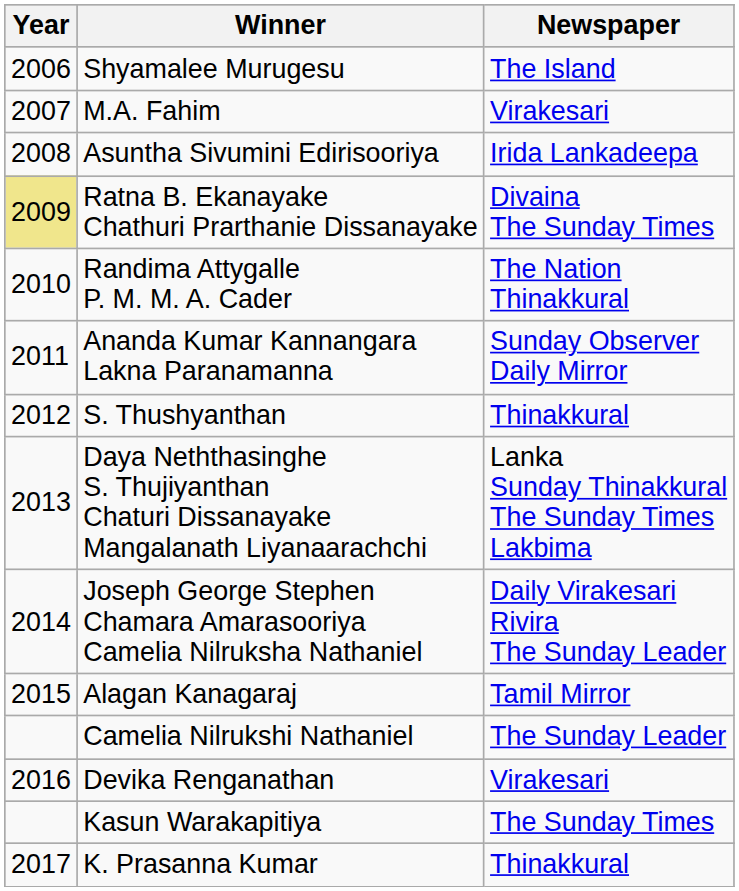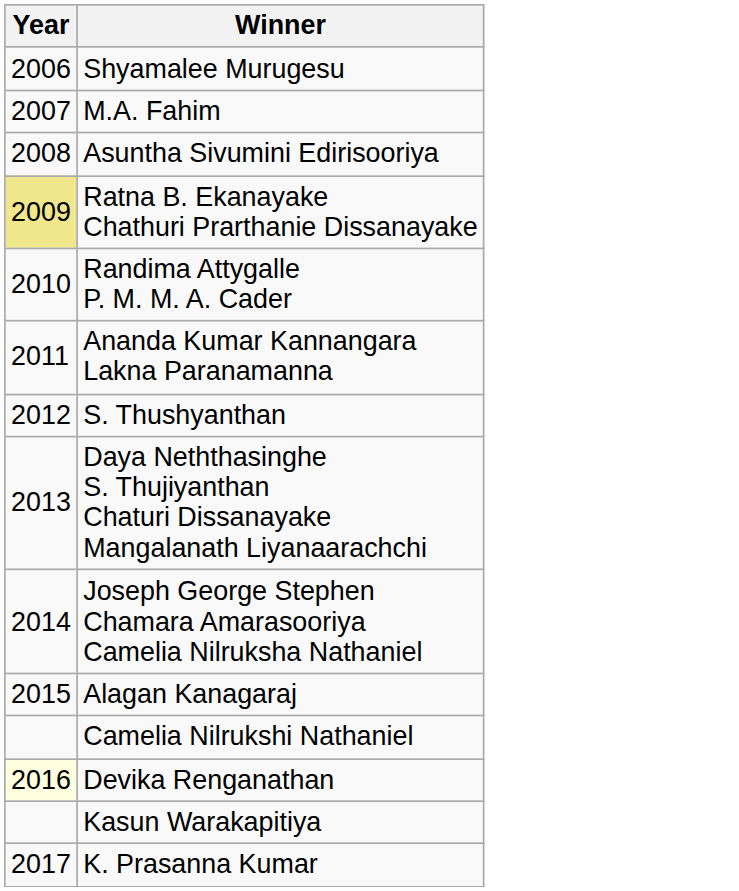- column: (609, 25)
(41, 779) no background -> (41, 779) lightyellow background
